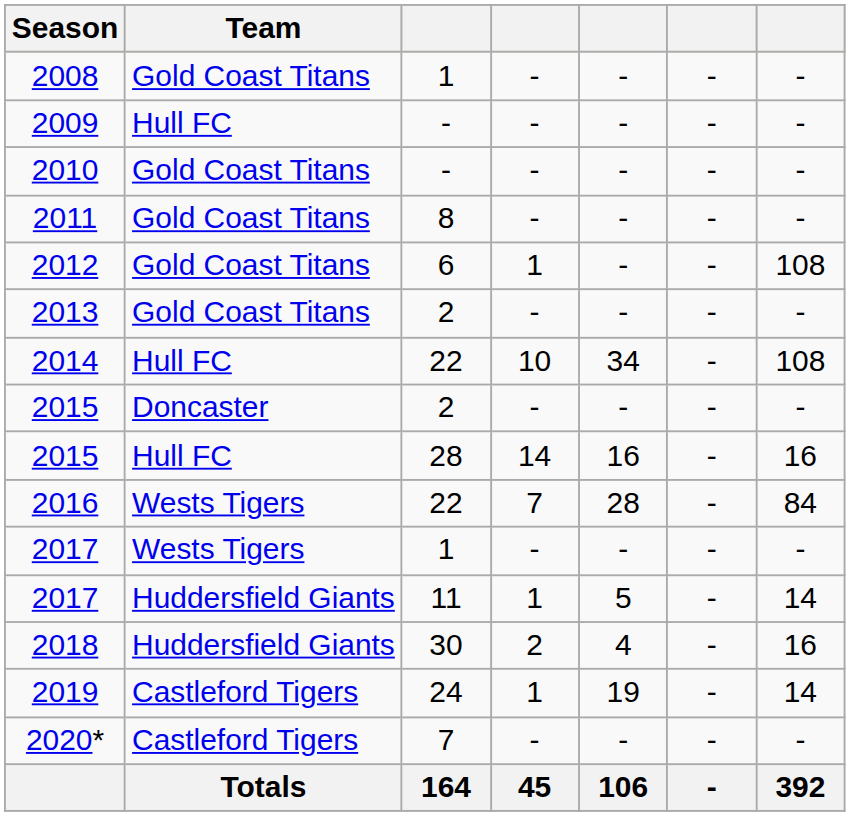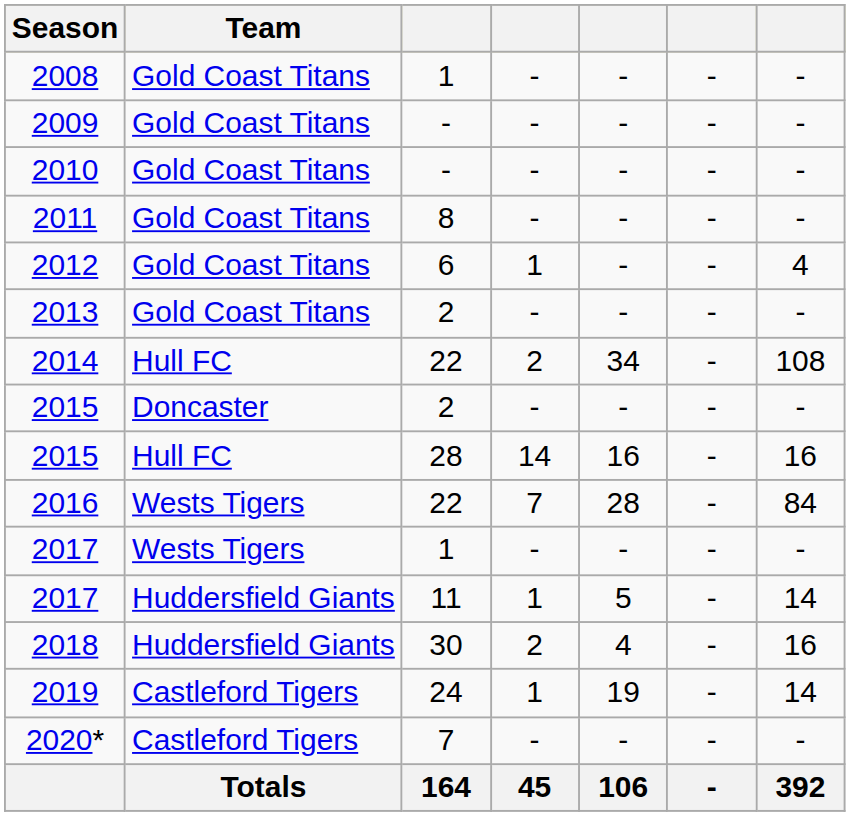(182, 123) Hull FC -> (251, 123) Gold Coast Titans
(800, 265) 108 -> (800, 265) 4
(535, 360) 10 -> (535, 360) 2
